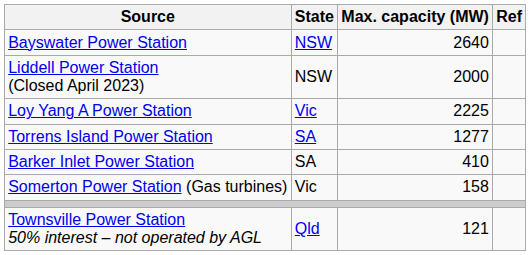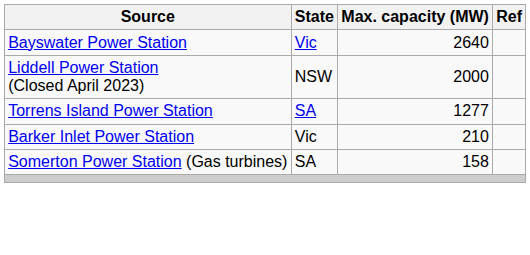(313, 42) NSW -> (306, 42) Vic
- row: (100, 111)
(305, 162) SA -> (306, 136) Vic
(476, 162) 410 -> (476, 136) 210
(306, 187) Vic -> (305, 162) SA
- row: (135, 229)
